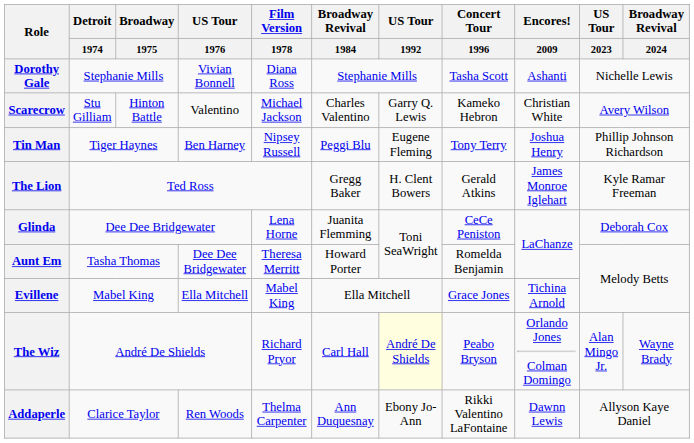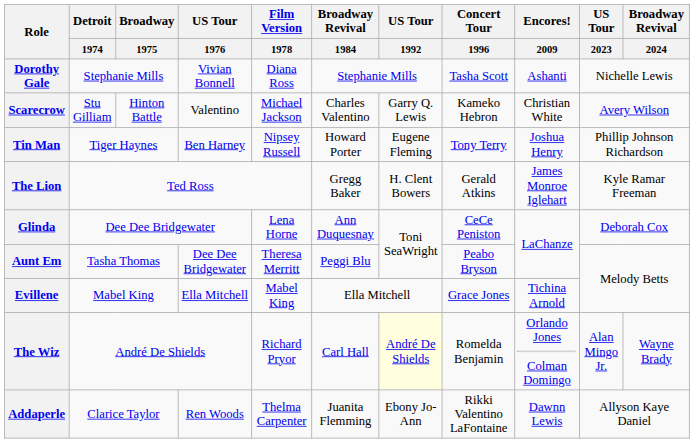(345, 144) Peggi Blu -> (345, 144) Howard Porter
(345, 227) Juanita Flemming -> (345, 227) Ann Duquesnay
(345, 261) Howard Porter -> (345, 261) Peggi Blu
(479, 261) Romelda Benjamin -> (479, 261) Peabo Bryson
(479, 351) Peabo Bryson -> (479, 351) Romelda Benjamin
(345, 414) Ann Duquesnay -> (345, 414) Juanita Flemming
